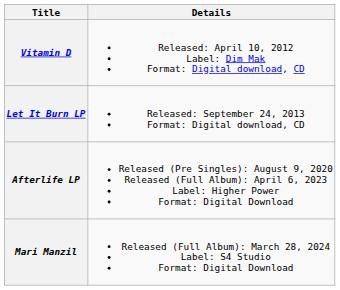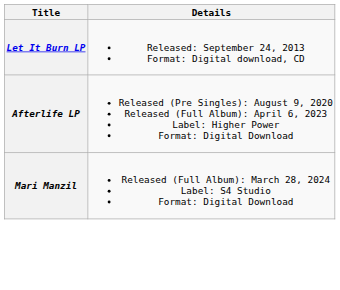- row: (46, 53)
